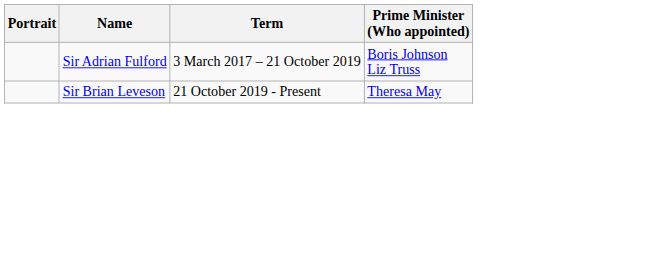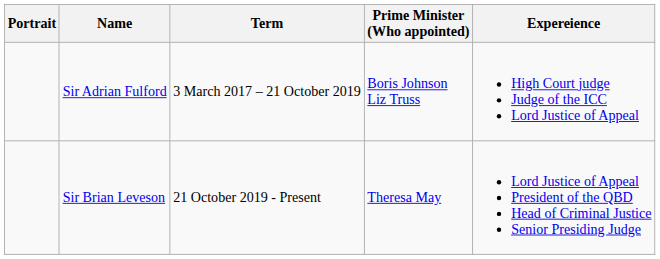+ column: (564, 23)
